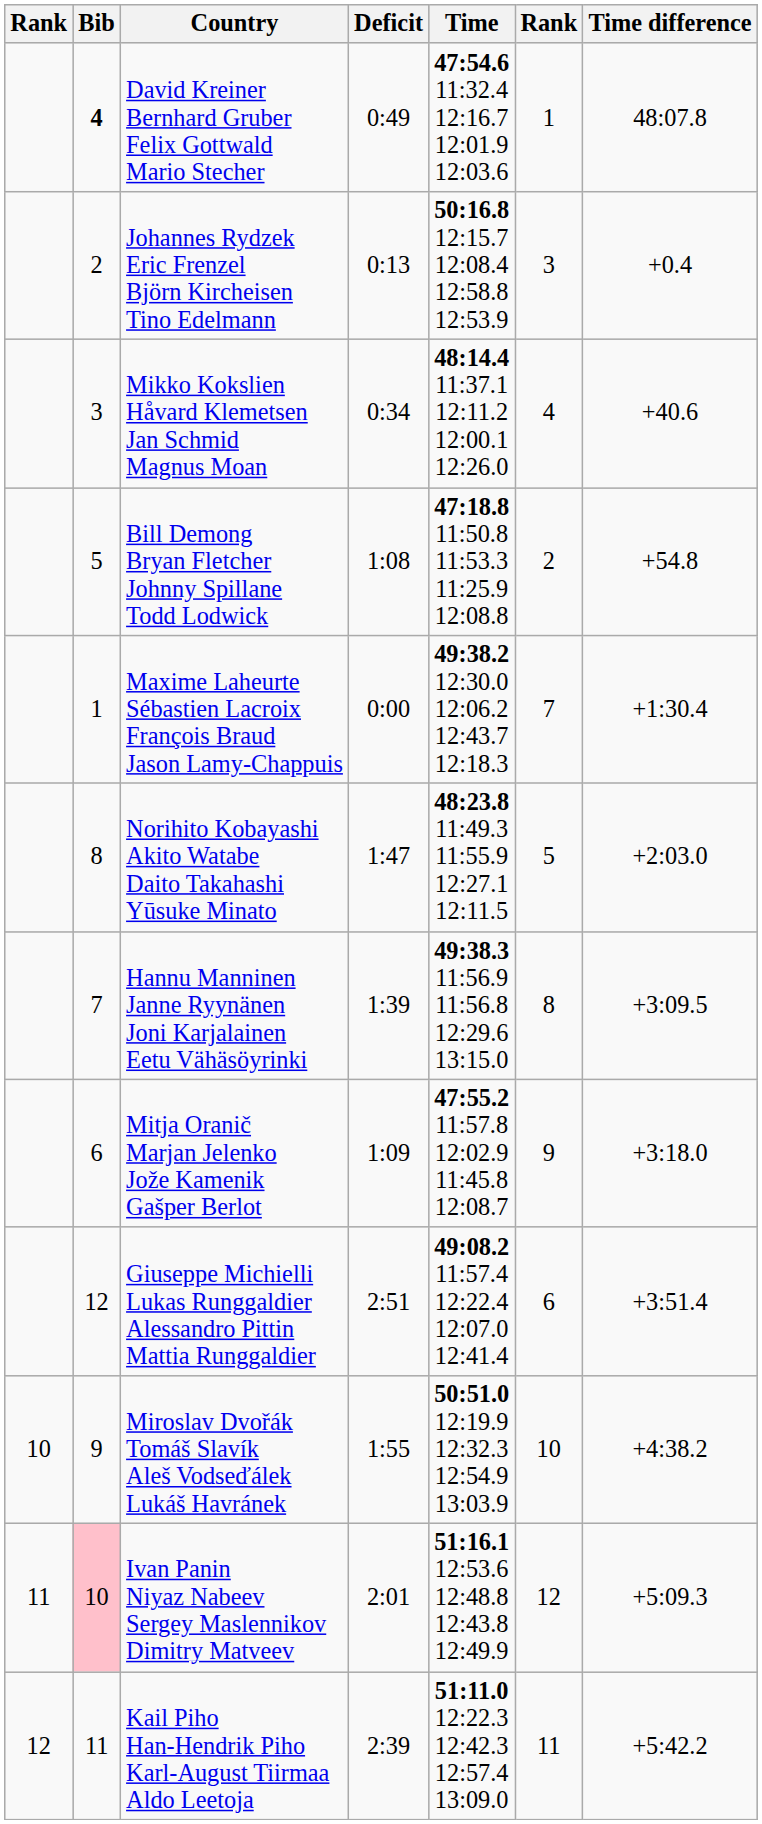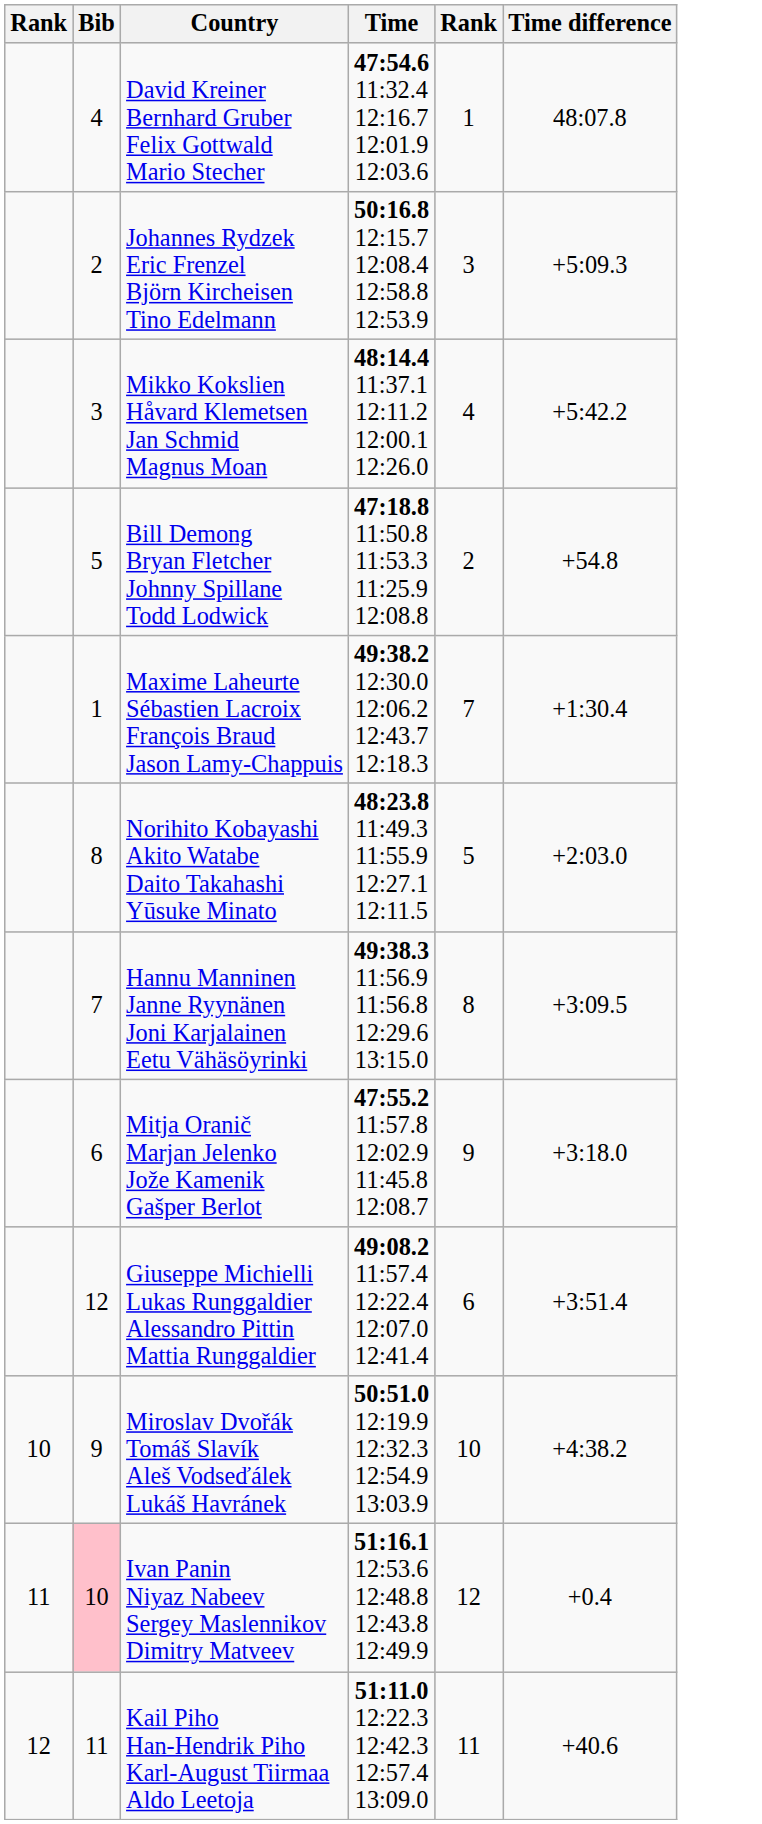- column: (389, 23)
(97, 117) bold -> (97, 117) normal
(670, 265) +0.4 -> (590, 265) +5:09.3
(670, 413) +40.6 -> (590, 413) +5:42.2
(670, 1597) +5:09.3 -> (590, 1597) +0.4
(670, 1745) +5:42.2 -> (590, 1745) +40.6
